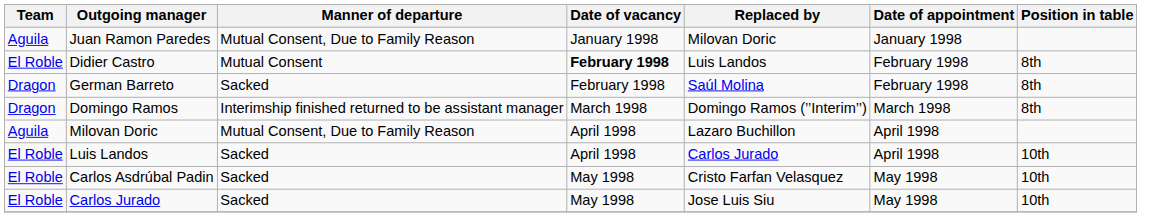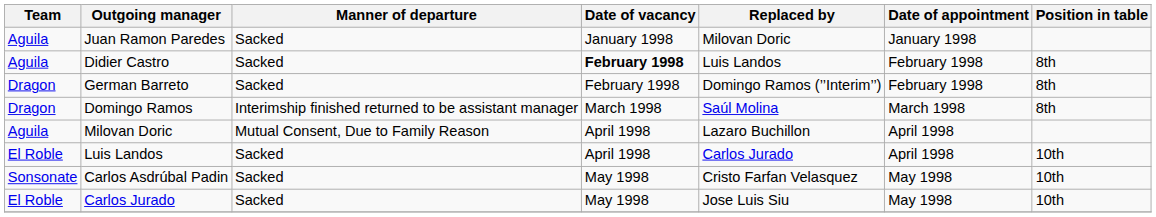(347, 39) Mutual Consent, Due to Family Reason -> (259, 39) Sacked
(35, 62) El Roble -> (28, 62) Aguila
(271, 62) Mutual Consent -> (259, 62) Sacked
(726, 85) Saúl Molina -> (792, 85) Domingo Ramos (’’Interim’’)
(777, 108) Domingo Ramos (’’Interim’’) -> (740, 108) Saúl Molina
(35, 177) El Roble -> (43, 177) Sonsonate
